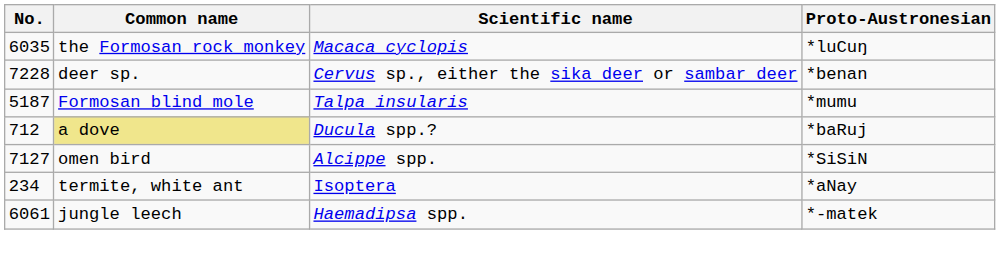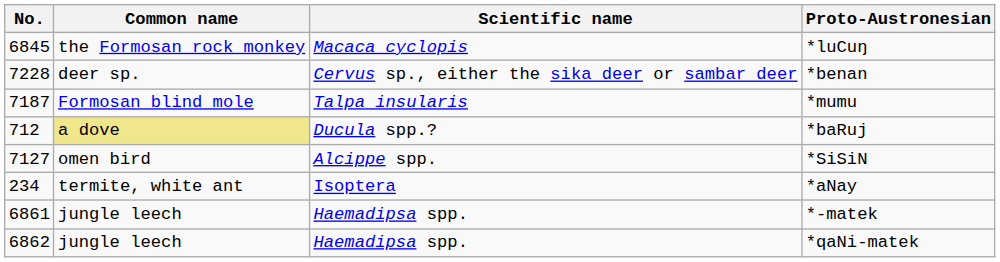(29, 47) 6035 -> (29, 47) 6845
(29, 103) 5187 -> (29, 103) 7187
(29, 214) 6061 -> (29, 214) 6861
+ row: (862, 242)
